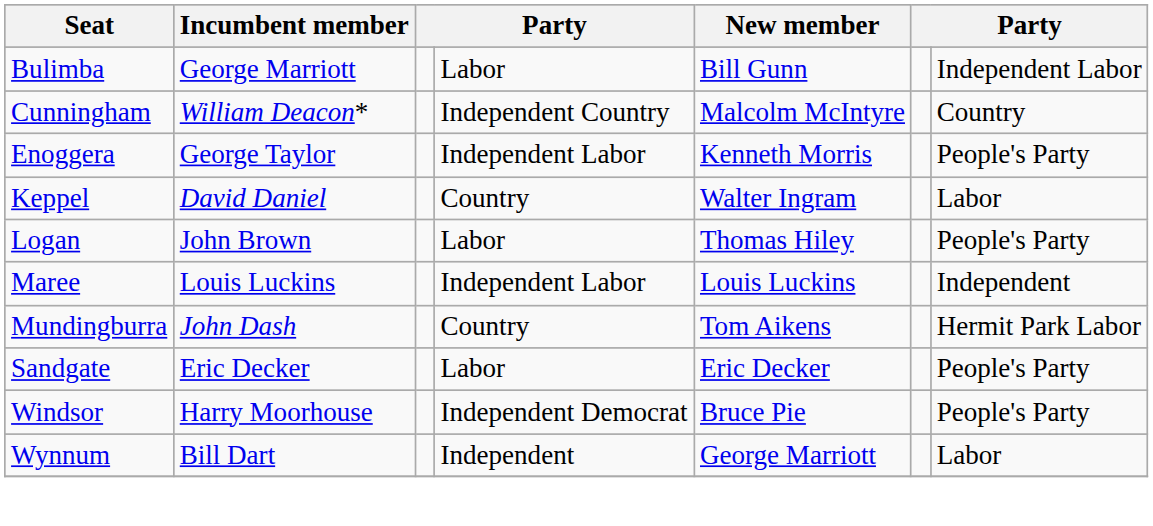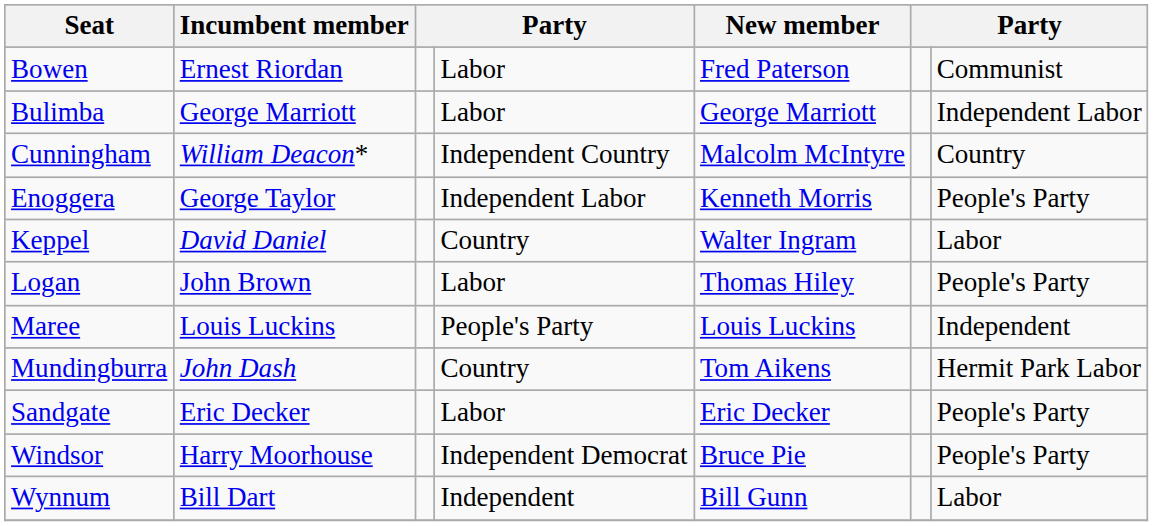+ row: (49, 68)
(754, 68) Bill Gunn -> (788, 111) George Marriott
(543, 283) Independent Labor -> (517, 326) People's Party
(788, 454) George Marriott -> (754, 497) Bill Gunn
